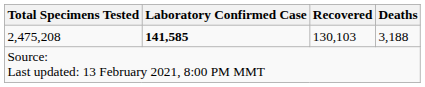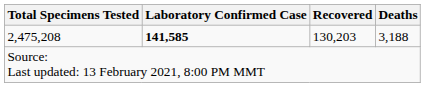(334, 36) 130,103 -> (334, 36) 130,203
